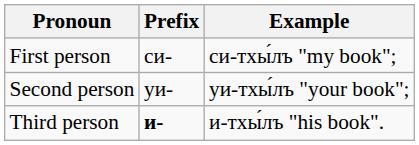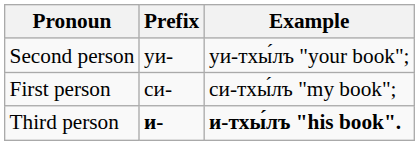rows swapped: (60, 55) <-> (72, 88)
(297, 122) normal -> (305, 122) bold
